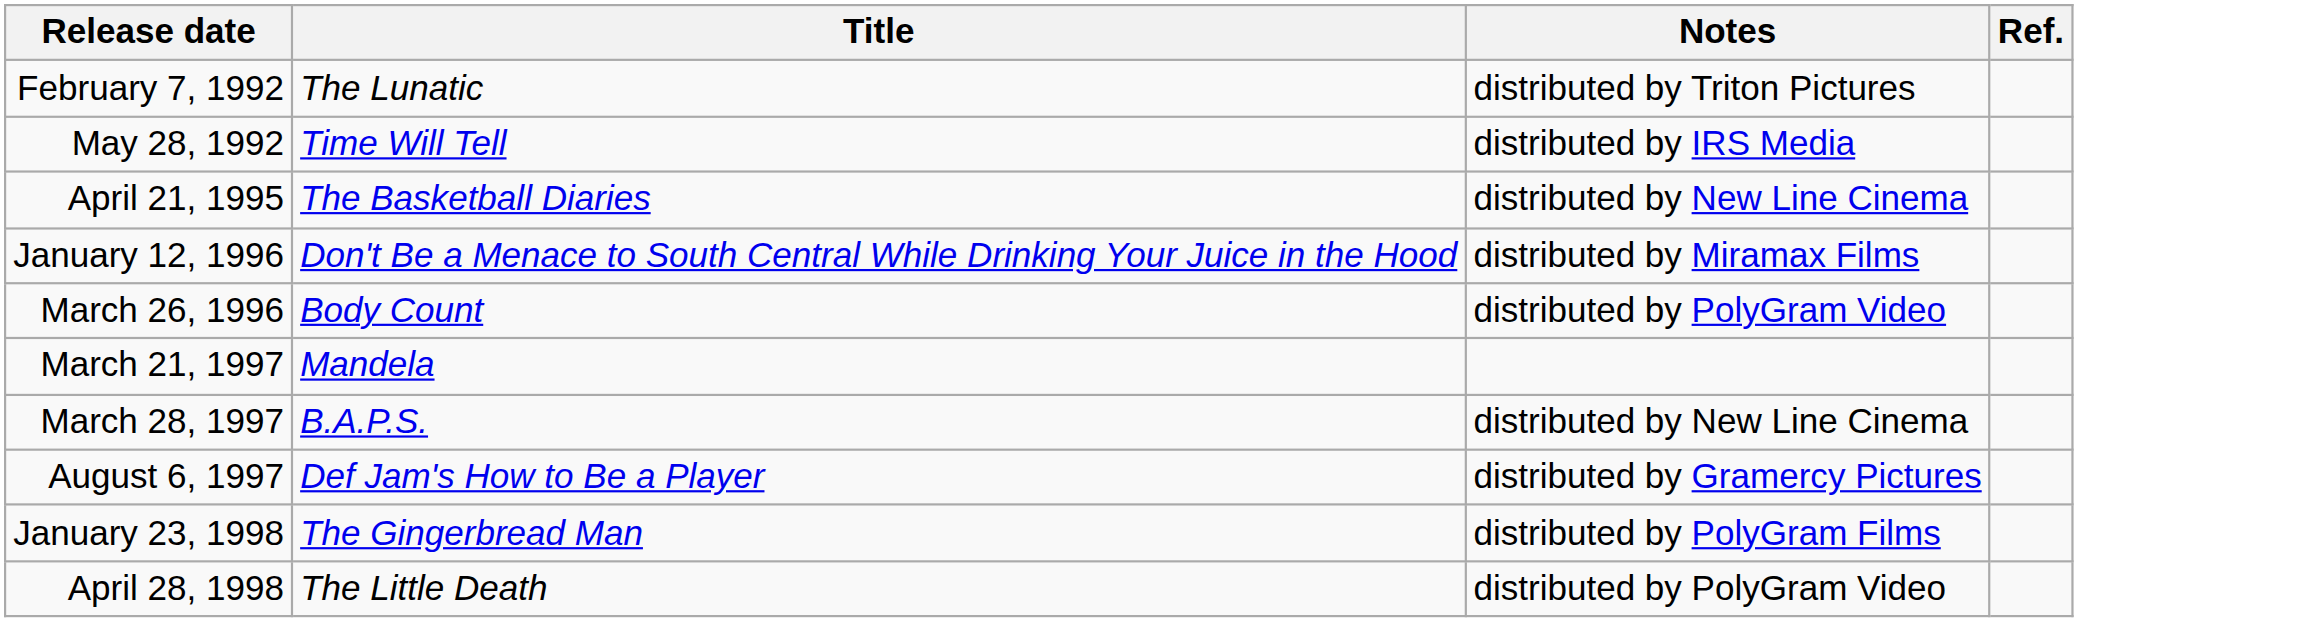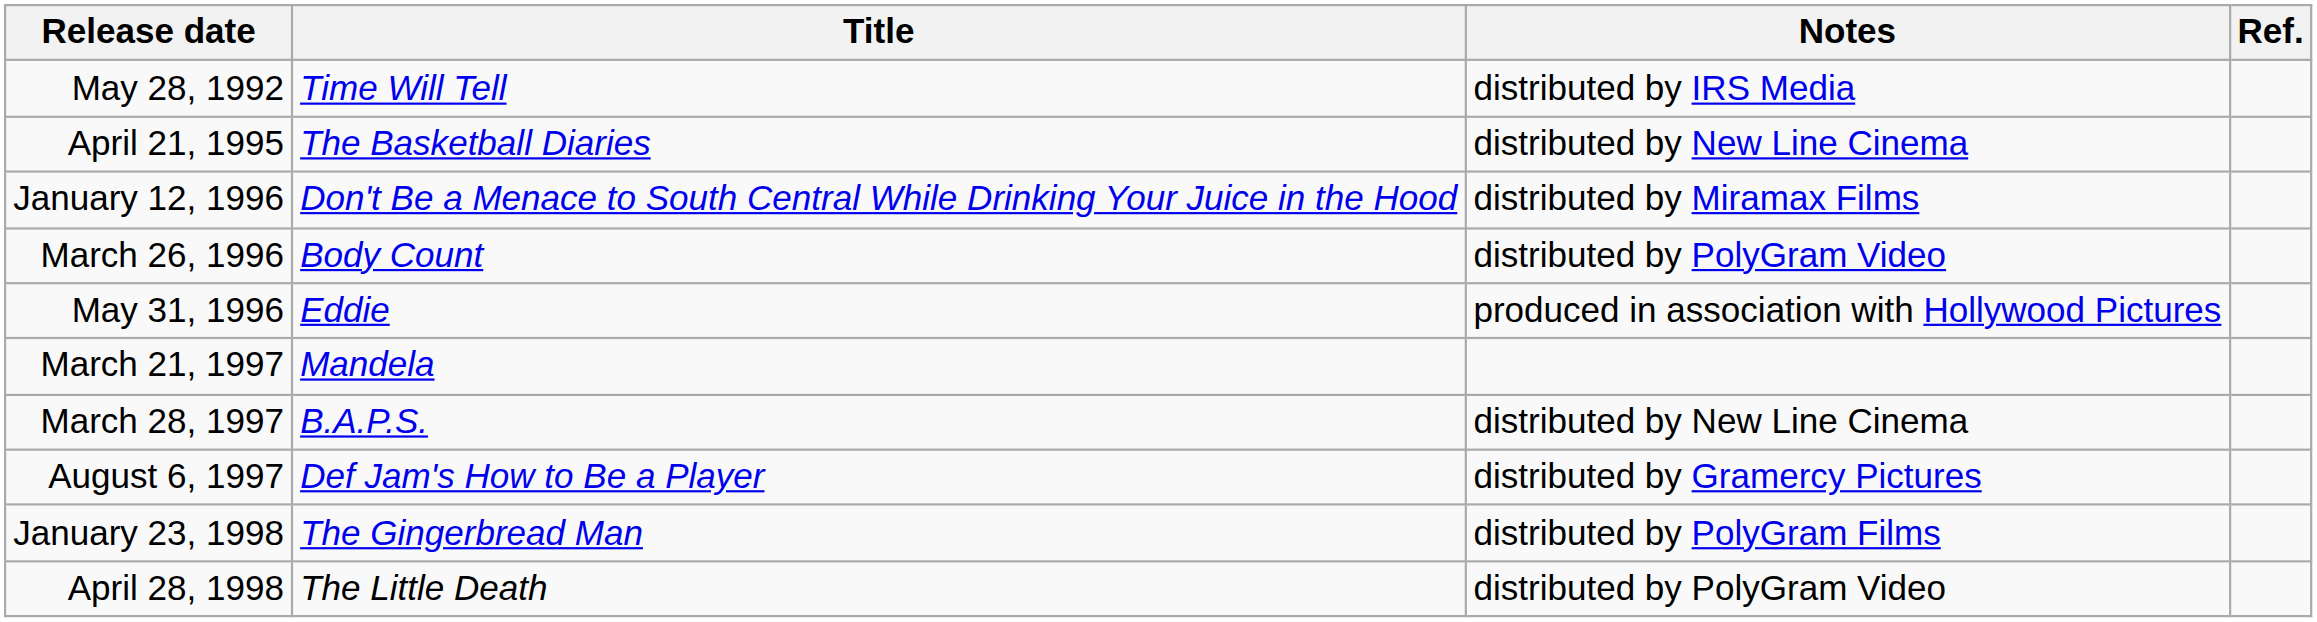- row: (151, 87)
+ row: (178, 310)
